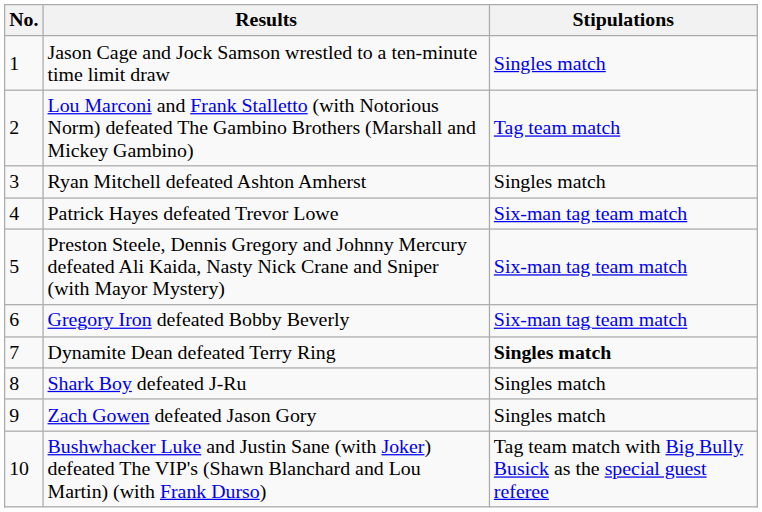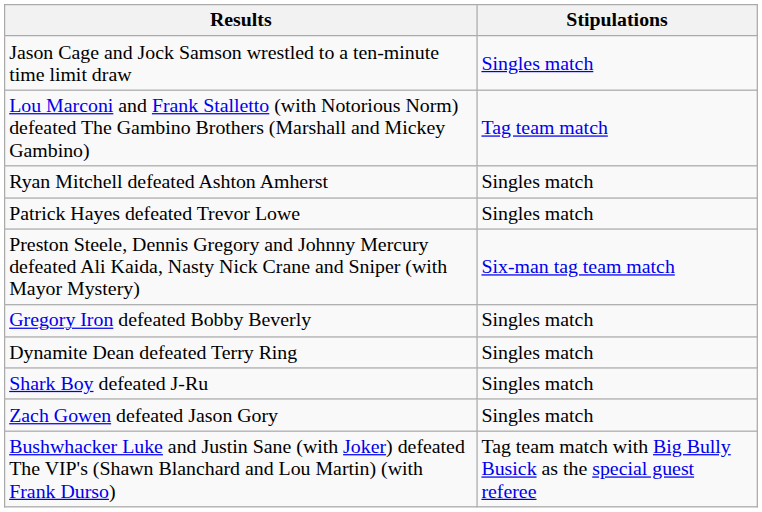- column: (24, 20)
(591, 213) Six-man tag team match -> (537, 213) Singles match
(591, 320) Six-man tag team match -> (537, 320) Singles match
(553, 352) bold -> (537, 352) normal
